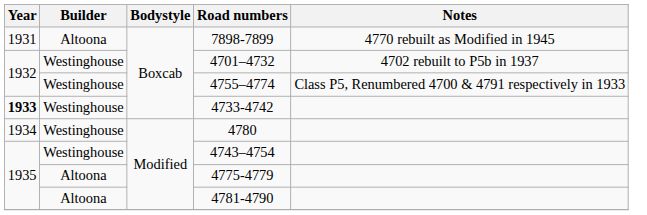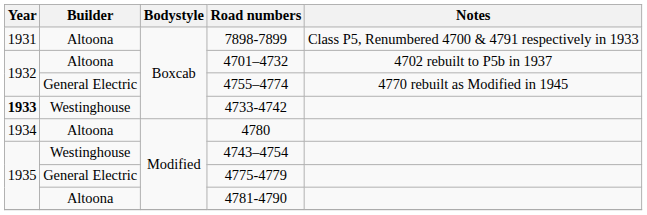(460, 38) 4770 rebuilt as Modified in 1945 -> (473, 38) Class P5, Renumbered 4700 & 4791 respectively in 1933
(83, 61) Westinghouse -> (90, 61) Altoona
(83, 84) Westinghouse -> (90, 84) General Electric
(460, 84) Class P5, Renumbered 4700 & 4791 respectively in 1933 -> (473, 84) 4770 rebuilt as Modified in 1945
(83, 130) Westinghouse -> (90, 130) Altoona
(83, 175) Altoona -> (90, 175) General Electric
